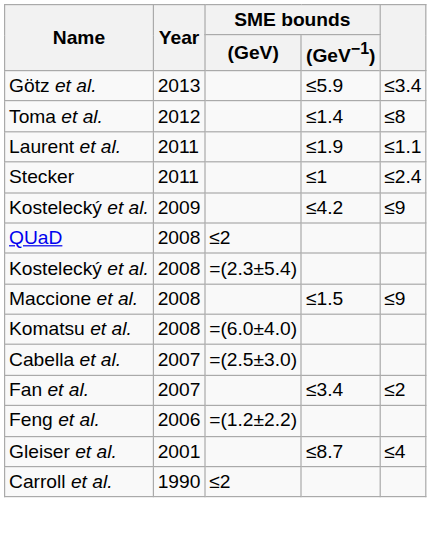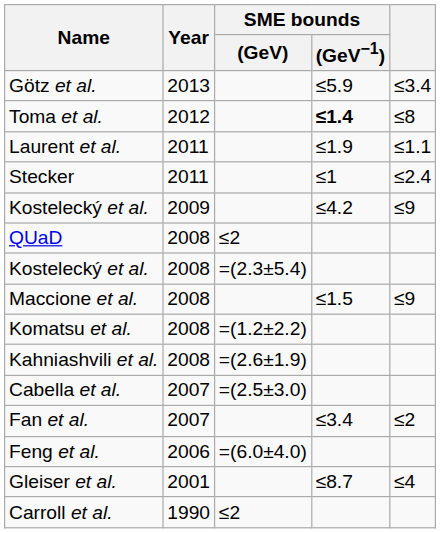(325, 116) normal -> (334, 116) bold
(253, 329) =(6.0±4.0) -> (263, 329) =(1.2±2.2)
+ row: (84, 359)
(253, 420) =(1.2±2.2) -> (263, 451) =(6.0±4.0)
